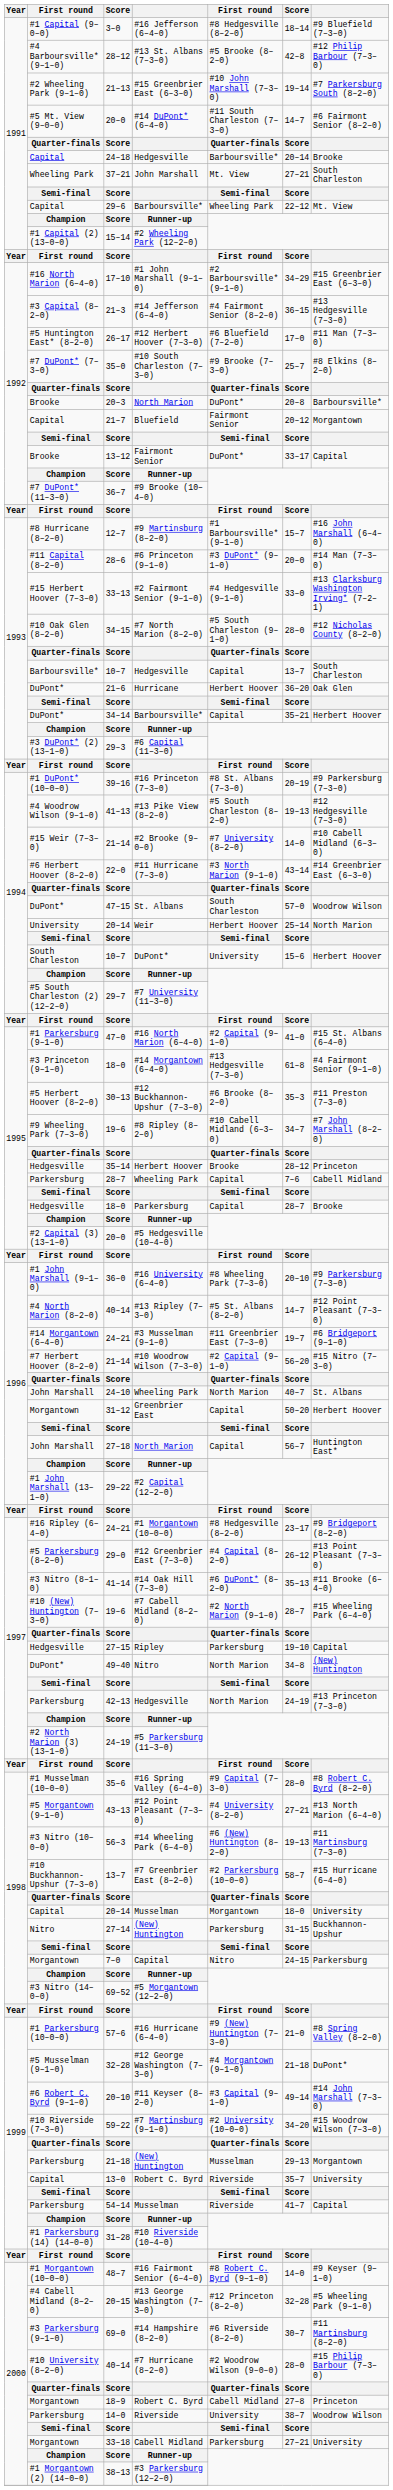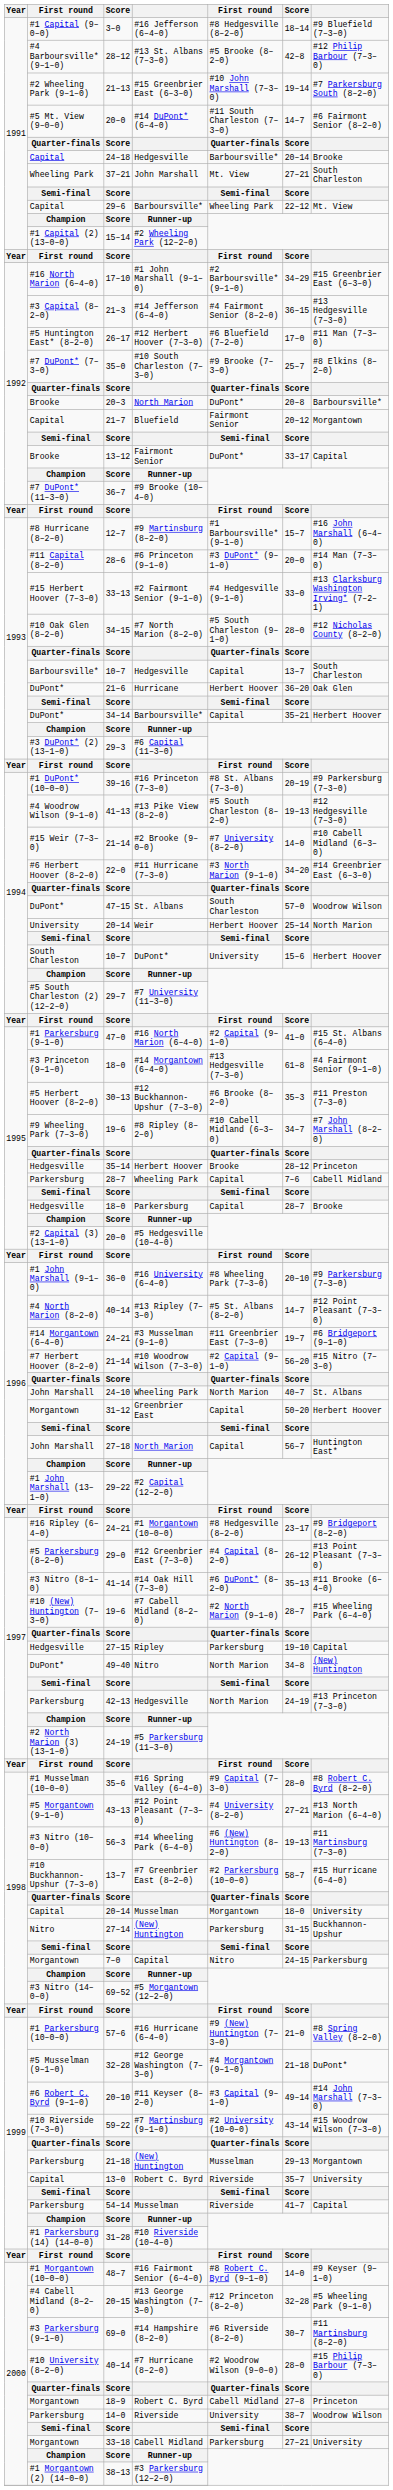(297, 871) 43–14 -> (297, 871) 34–20
(297, 2125) 34–20 -> (297, 2125) 43–14
